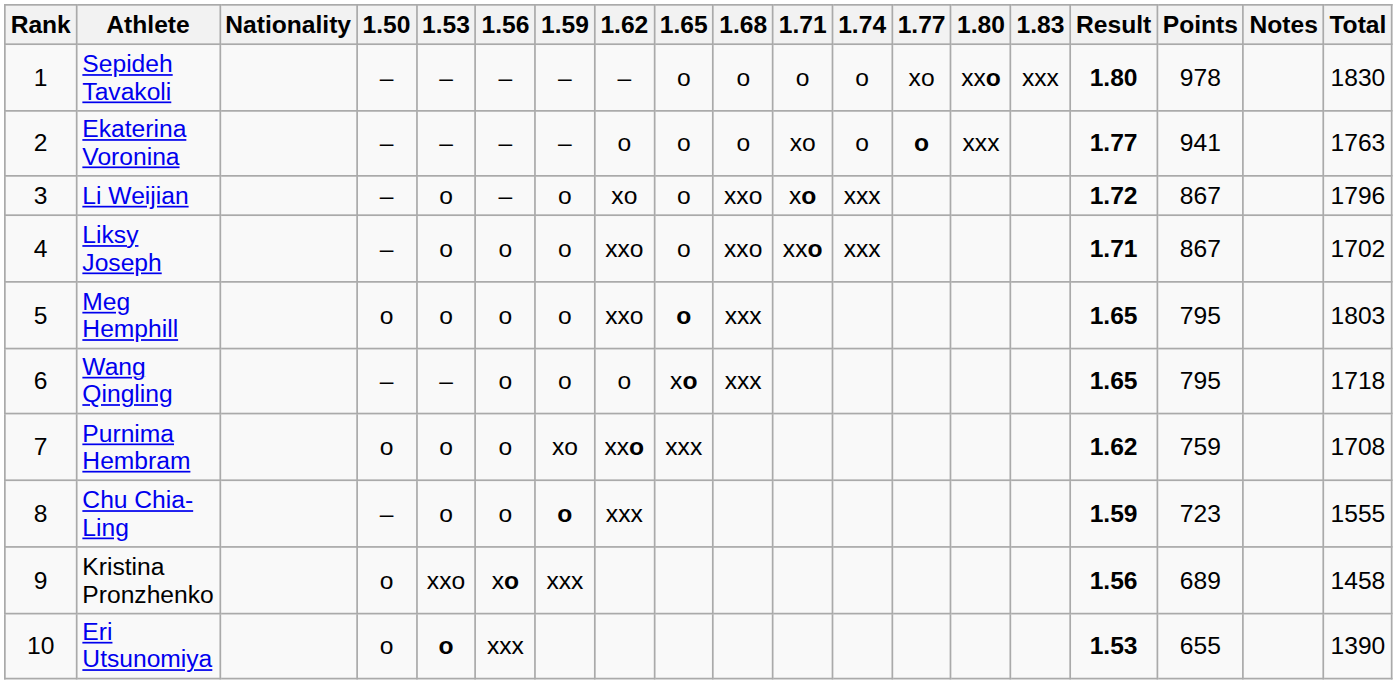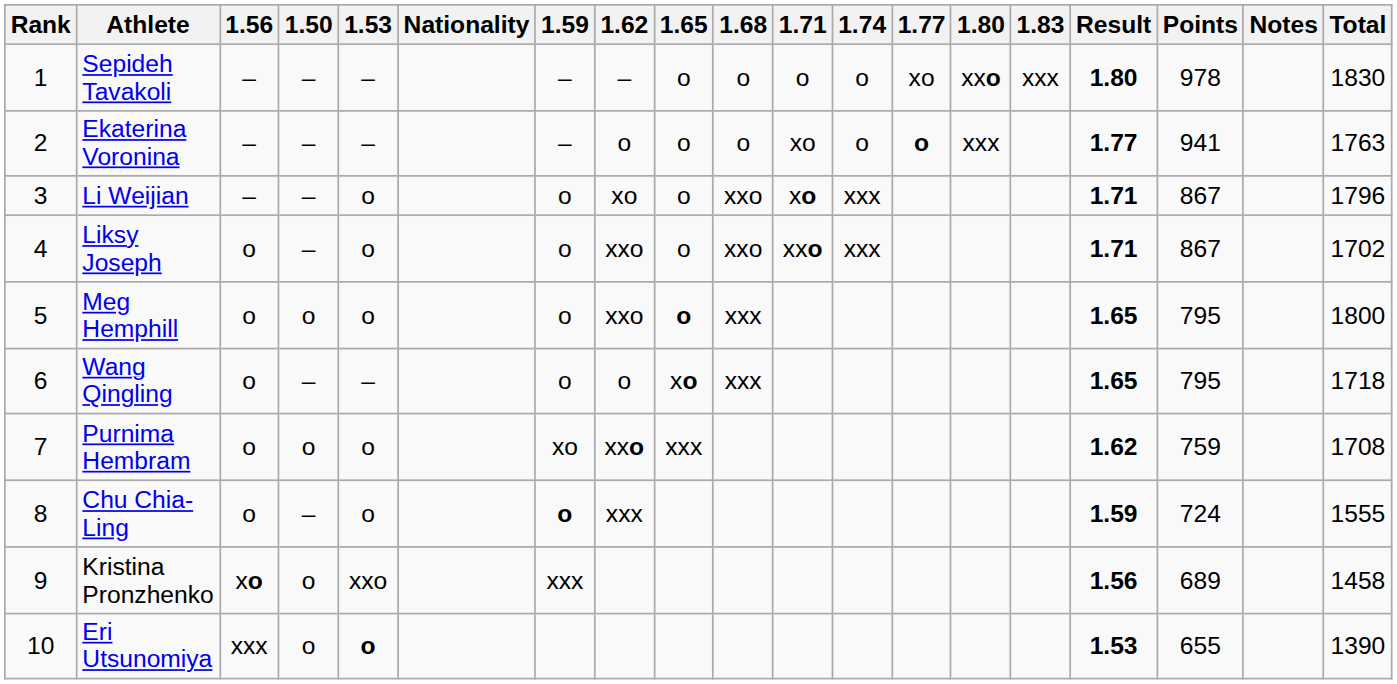columns swapped: (288, 25) <-> (505, 25)
(1114, 196) 1.72 -> (1114, 196) 1.71
(1358, 315) 1803 -> (1358, 315) 1800
(1200, 514) 723 -> (1200, 514) 724
